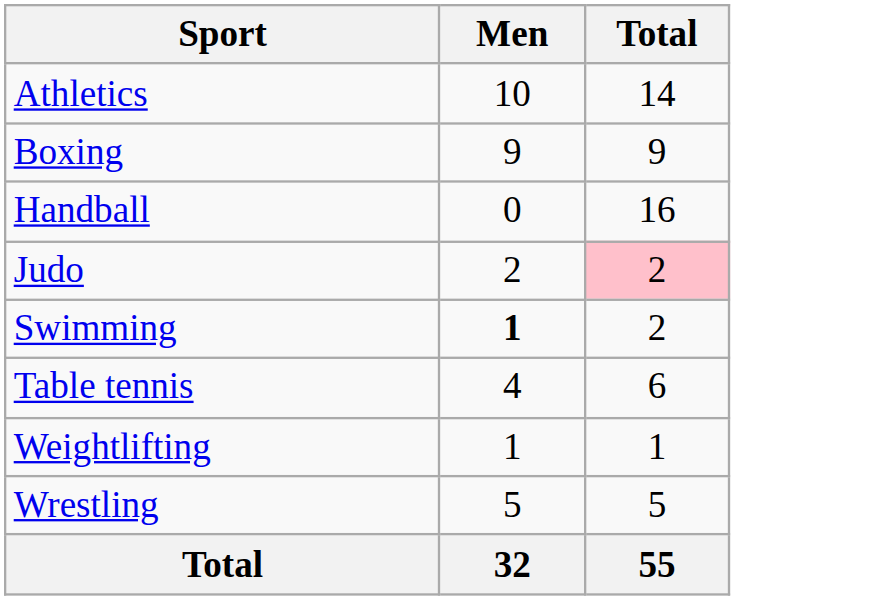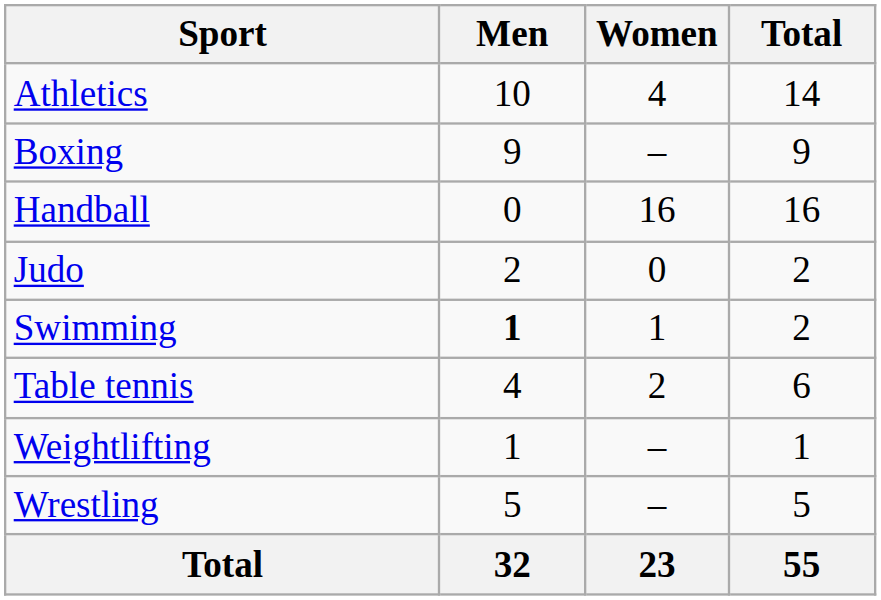+ column: (657, 33)
(657, 269) pink background -> (802, 269) no background
